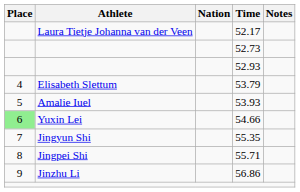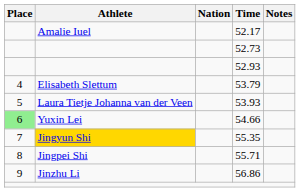(115, 31) Laura Tietje Johanna van der Veen -> (64, 31) Amalie Iuel
(64, 102) Amalie Iuel -> (115, 102) Laura Tietje Johanna van der Veen
(64, 137) no background -> (64, 137) gold background
